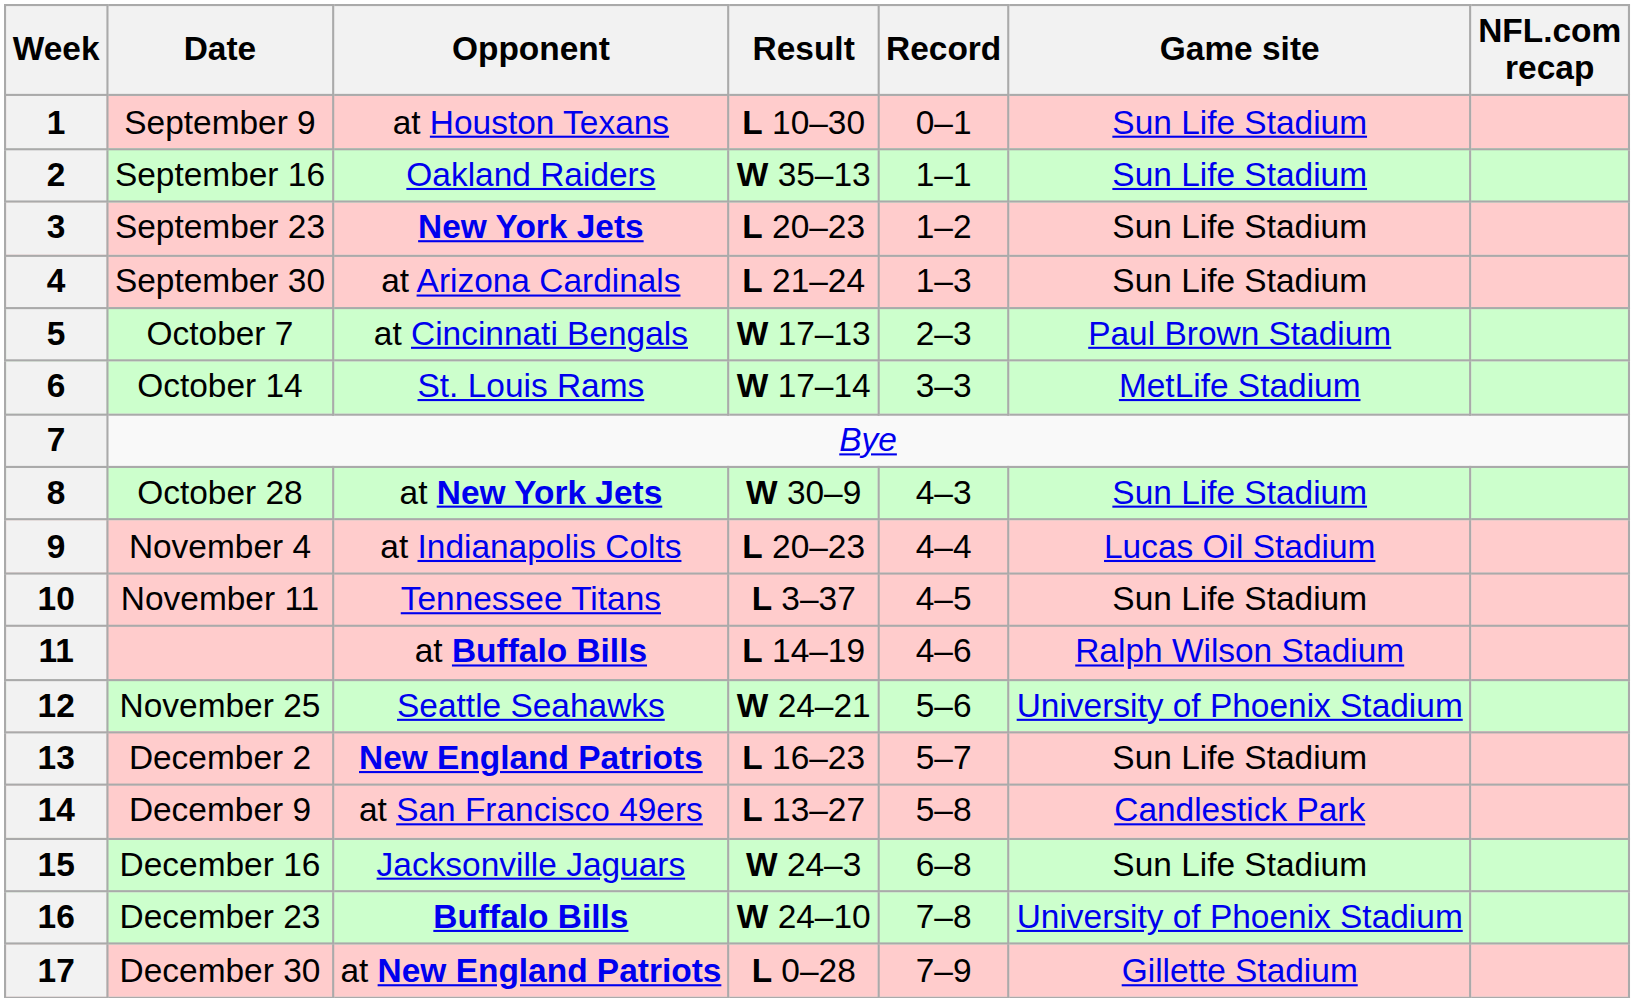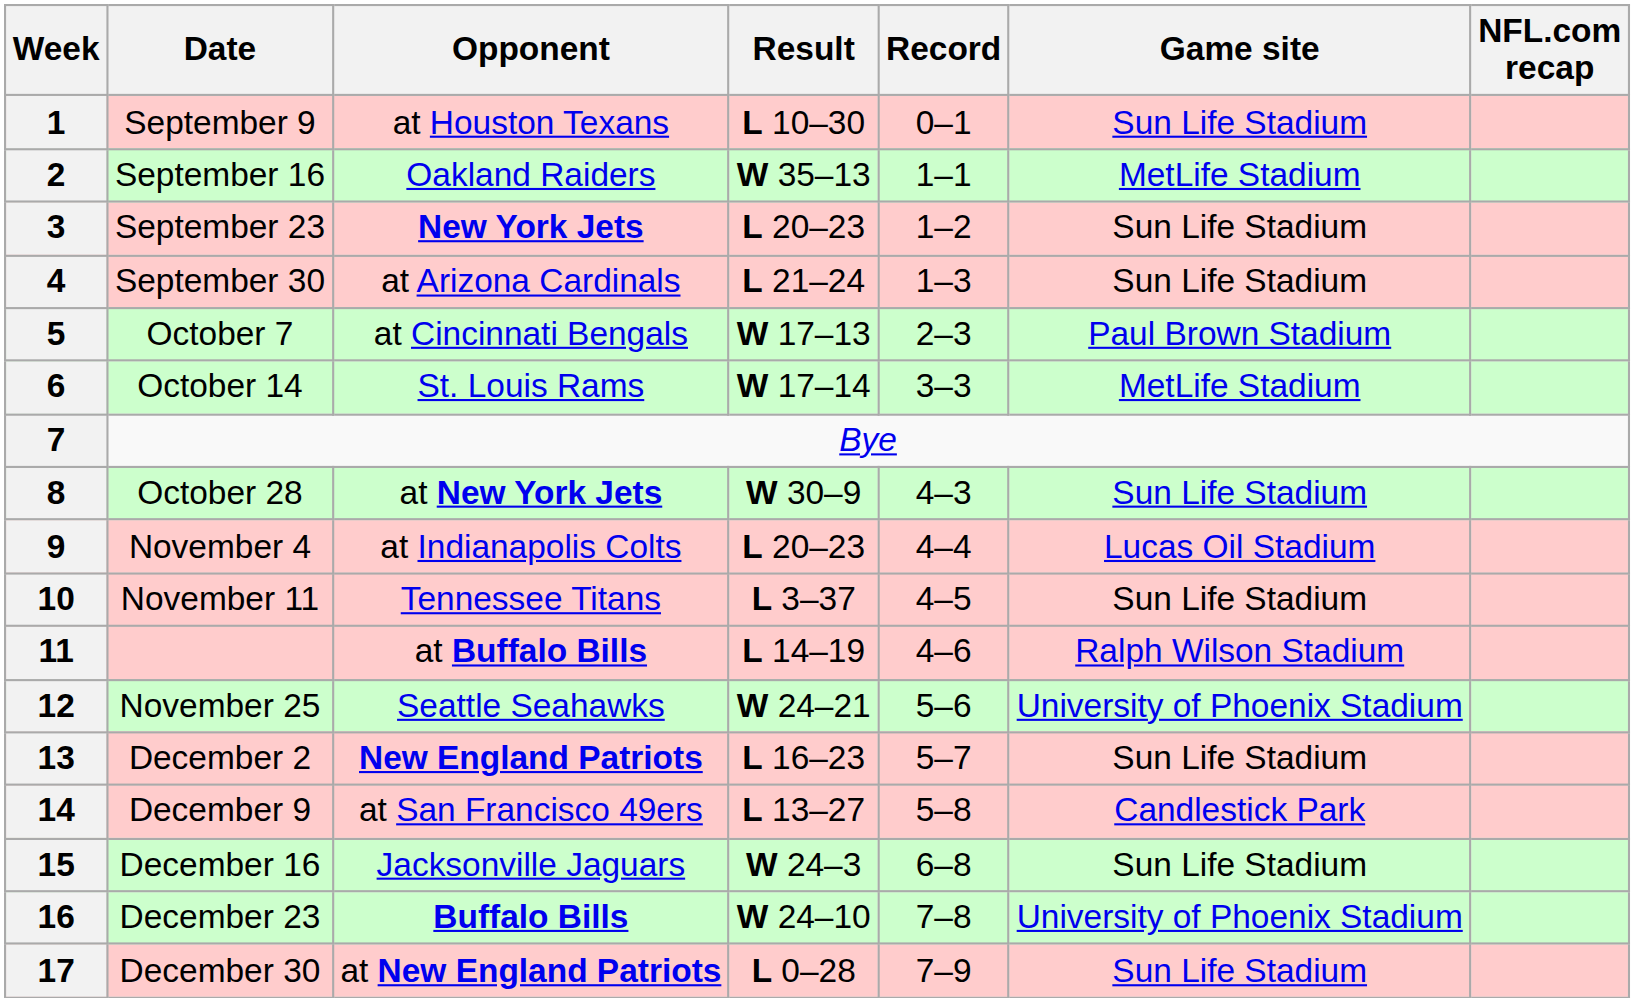(1240, 174) Sun Life Stadium -> (1240, 174) MetLife Stadium
(1240, 970) Gillette Stadium -> (1240, 970) Sun Life Stadium
